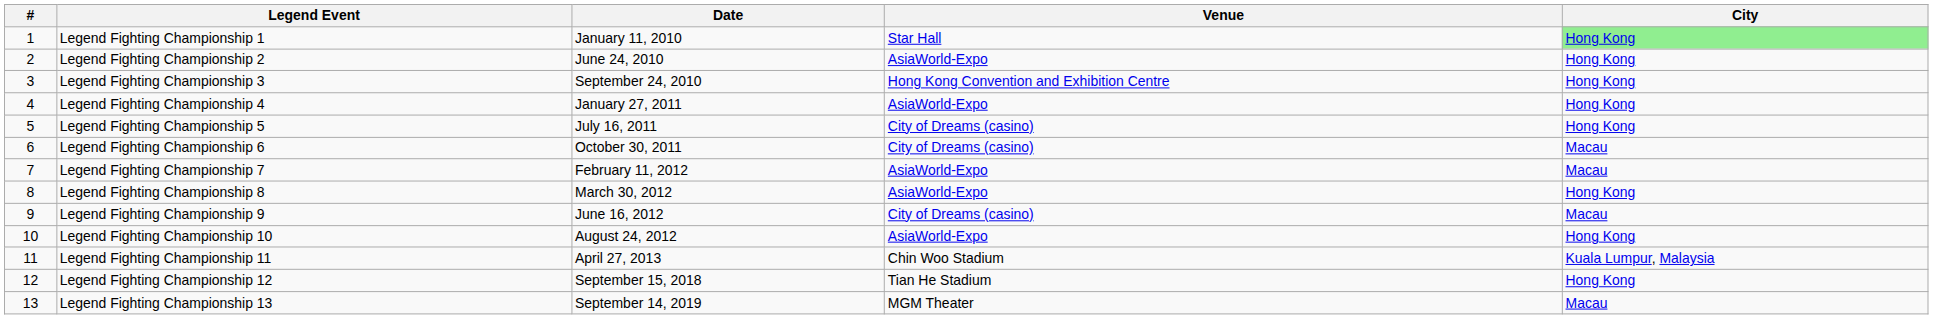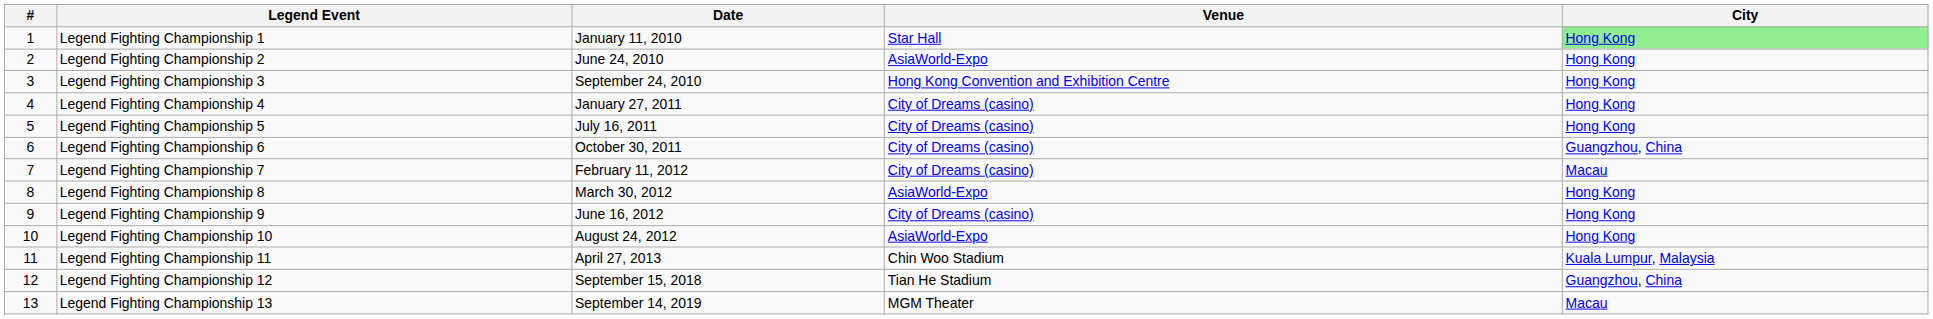(938, 104) AsiaWorld-Expo -> (961, 104) City of Dreams (casino)
(1586, 148) Macau -> (1624, 148) Guangzhou, China
(938, 170) AsiaWorld-Expo -> (961, 170) City of Dreams (casino)
(1586, 214) Macau -> (1600, 214) Hong Kong
(1600, 280) Hong Kong -> (1624, 280) Guangzhou, China
